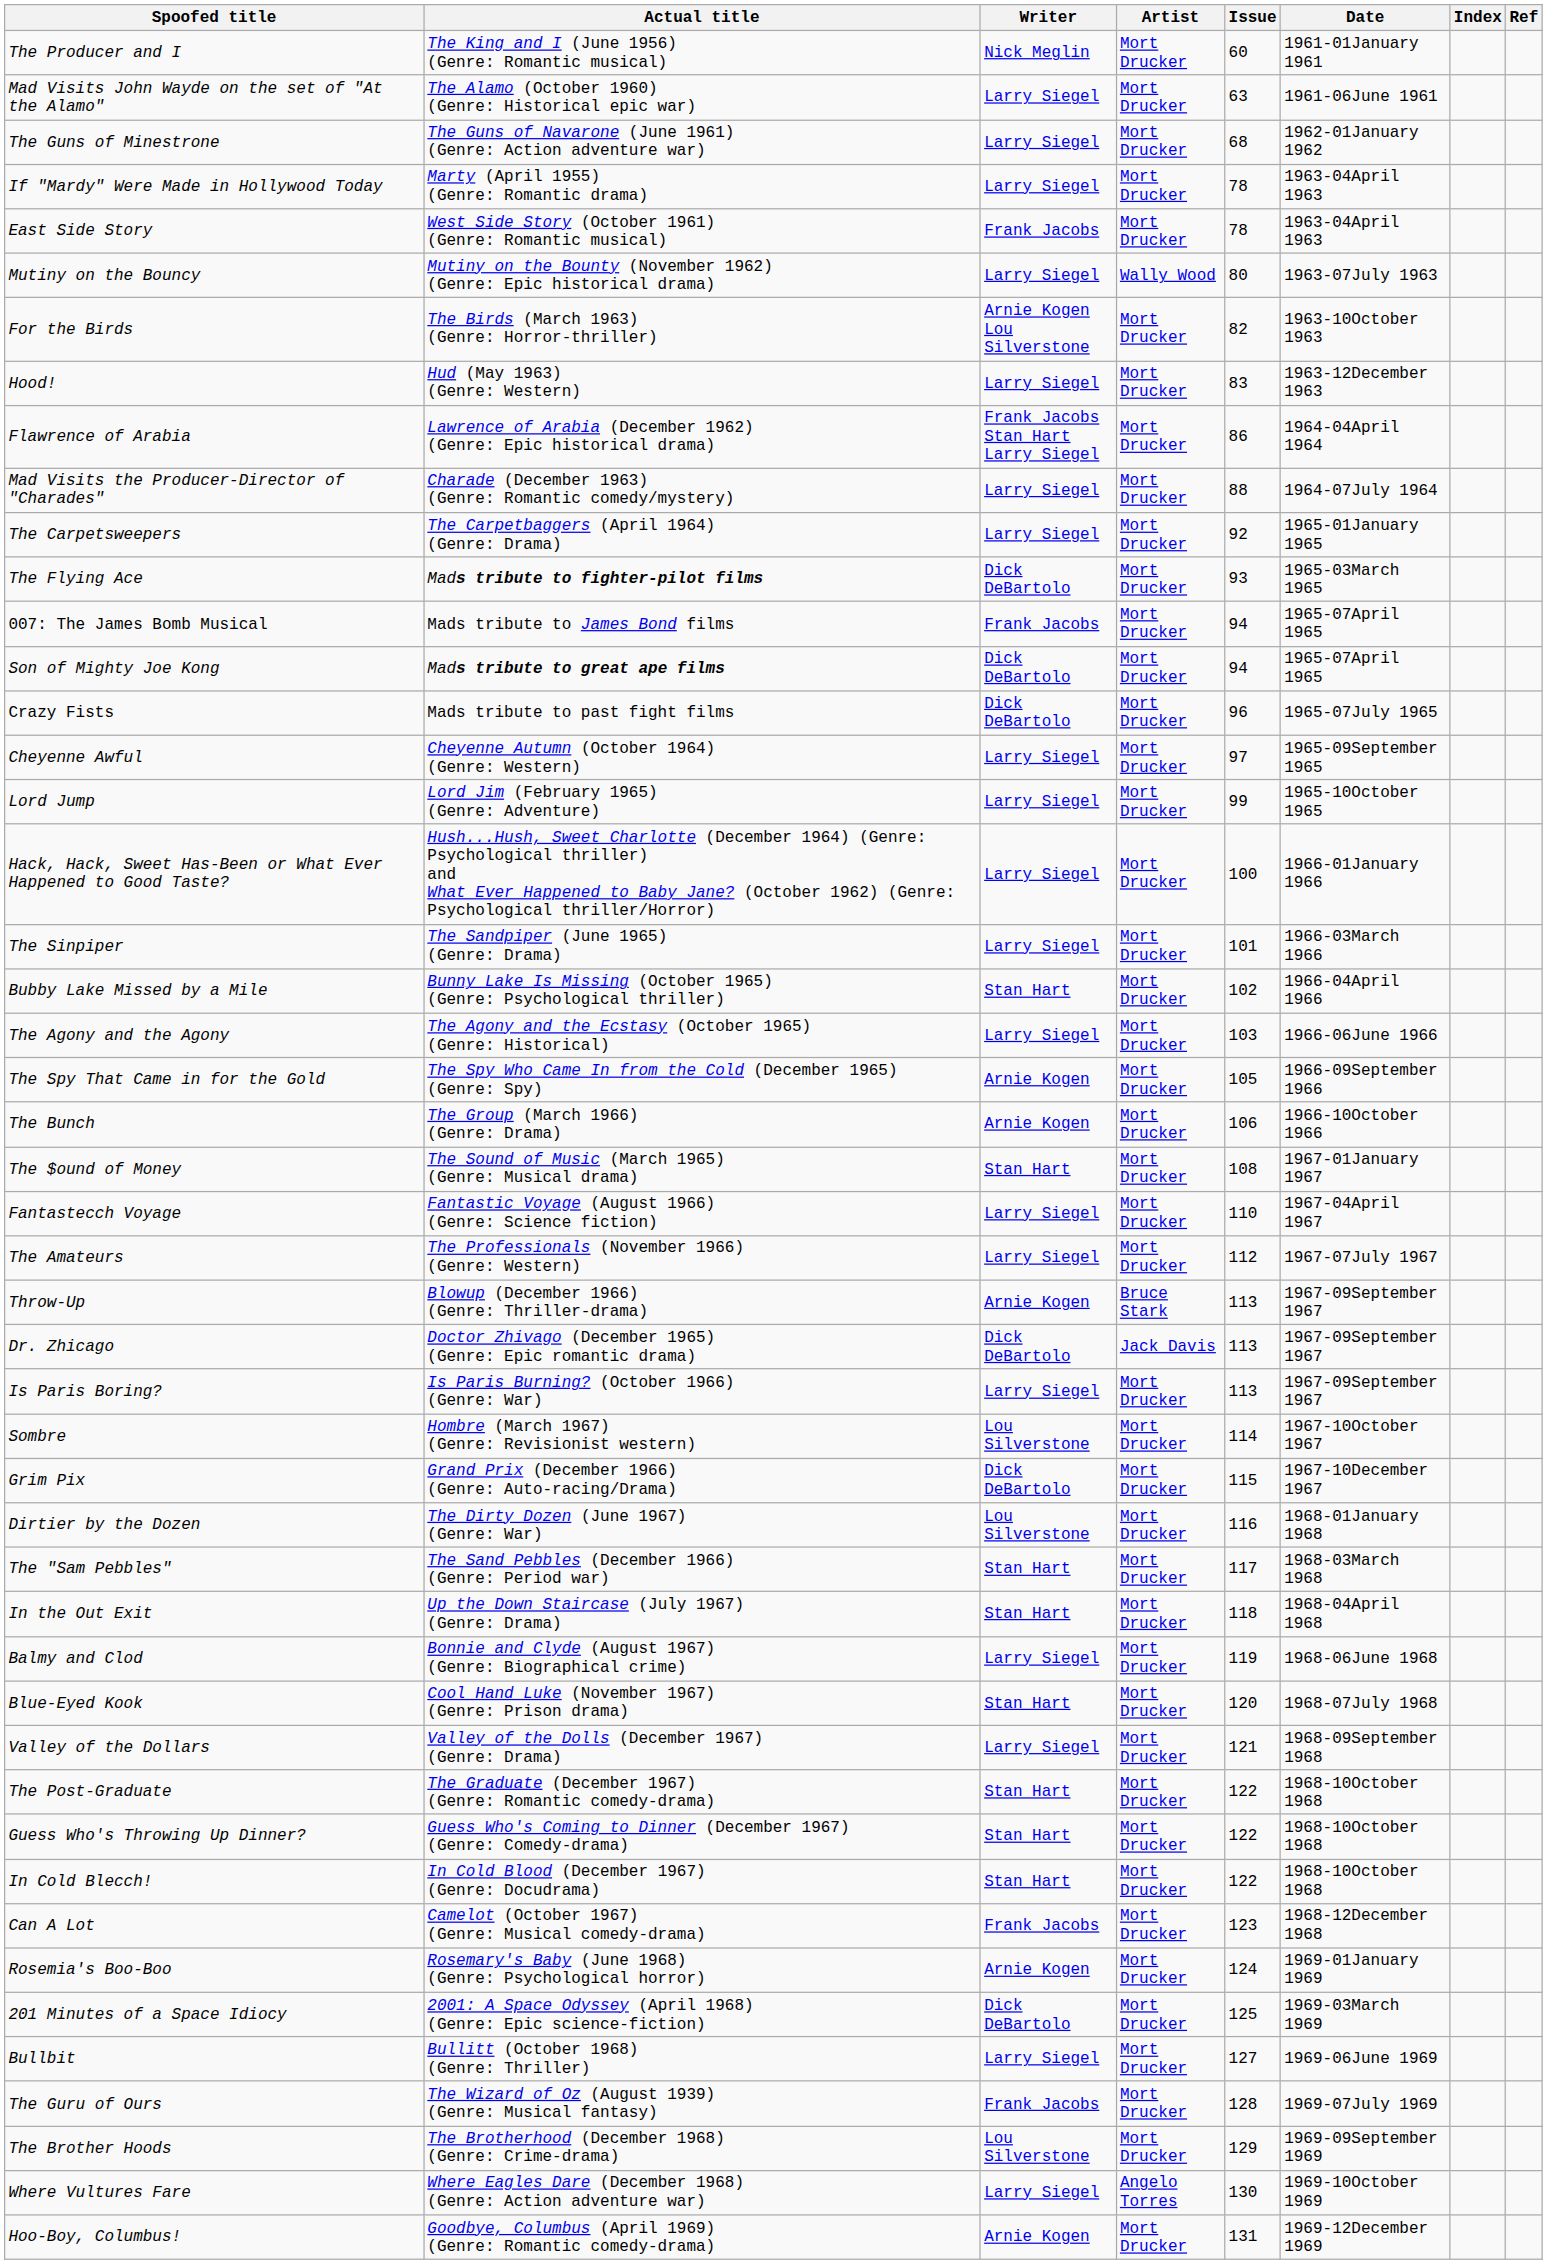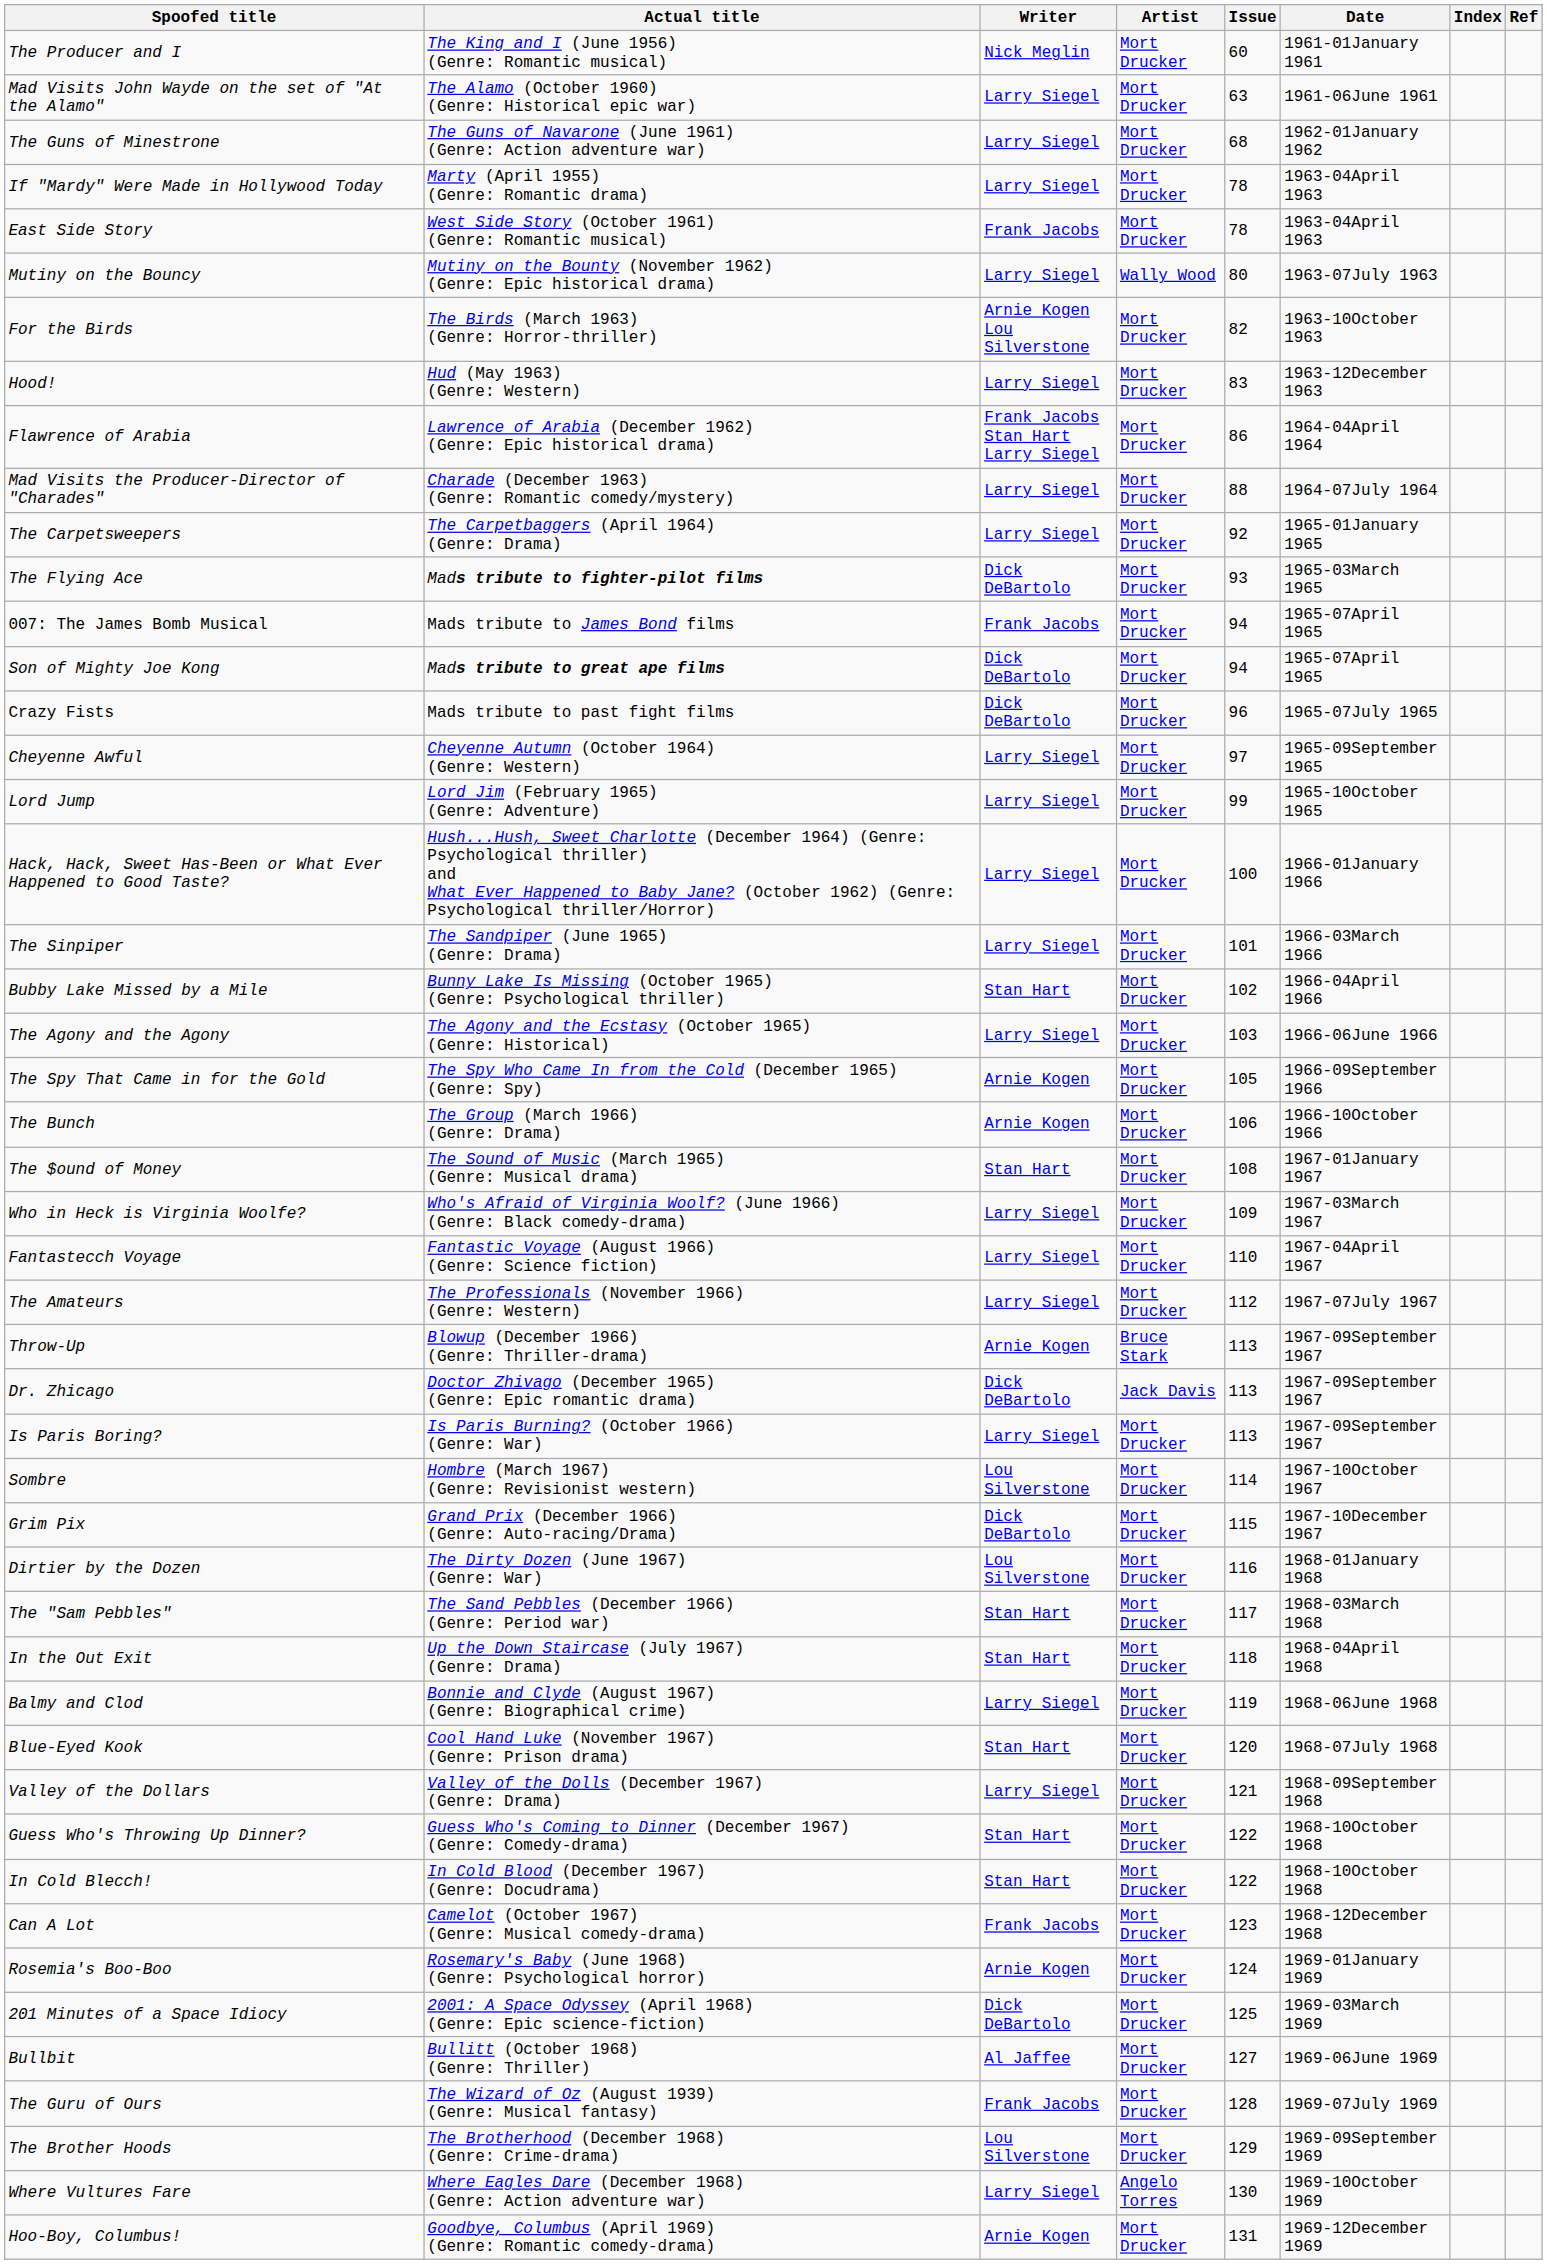+ row: (157, 1213)
- row: (90, 1792)
(1042, 2059) Larry Siegel -> (1027, 2059) Al Jaffee
